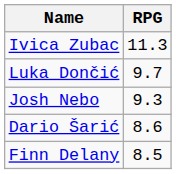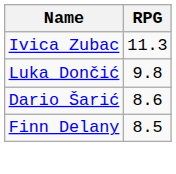(147, 73) 9.7 -> (147, 73) 9.8
- row: (54, 100)
